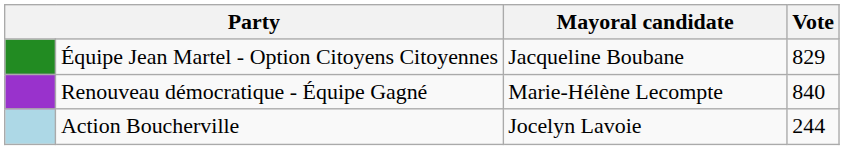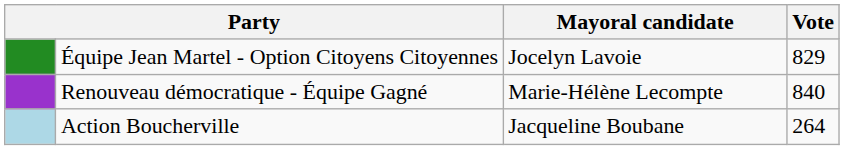(596, 56) Jacqueline Boubane -> (575, 56) Jocelyn Lavoie
(575, 126) Jocelyn Lavoie -> (596, 126) Jacqueline Boubane
(809, 126) 244 -> (809, 126) 264
